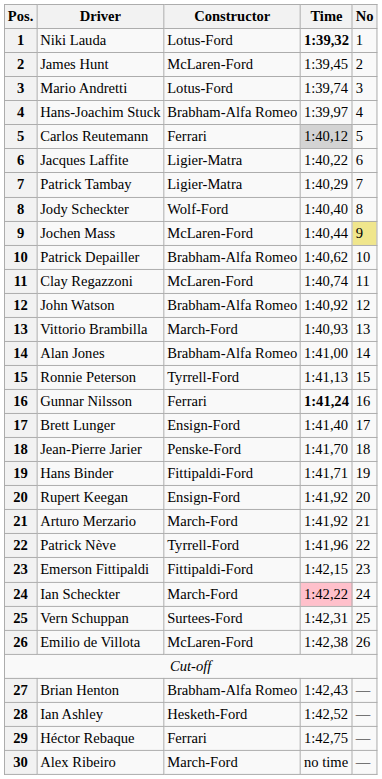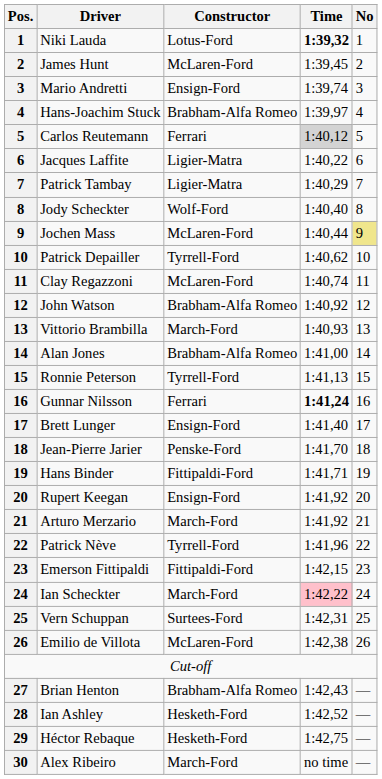(200, 88) Lotus-Ford -> (204, 88) Ensign-Ford
(232, 257) Brabham-Alfa Romeo -> (203, 257) Tyrrell-Ford
(187, 738) Ferrari -> (207, 738) Hesketh-Ford
